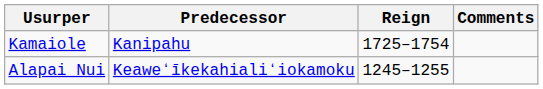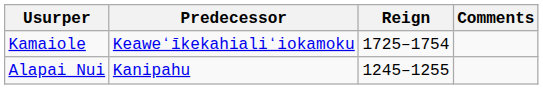(152, 44) Kanipahu -> (234, 44) Keaweʻīkekahialiʻiokamoku
(234, 70) Keaweʻīkekahialiʻiokamoku -> (152, 70) Kanipahu
